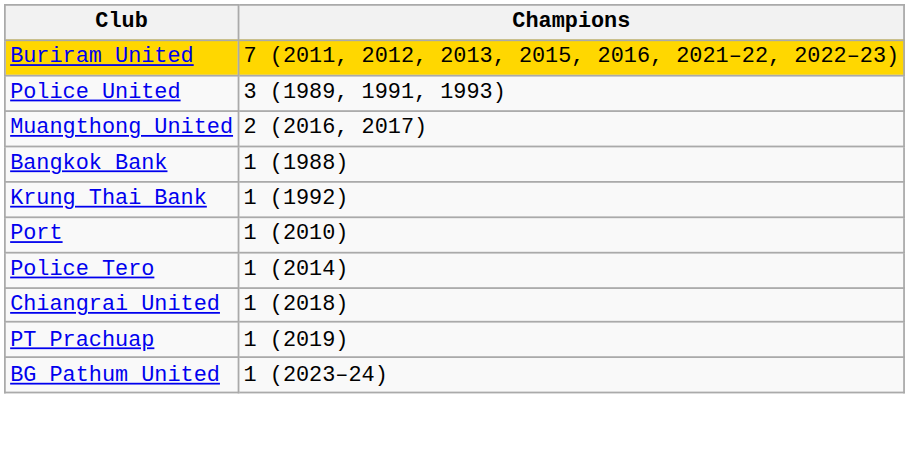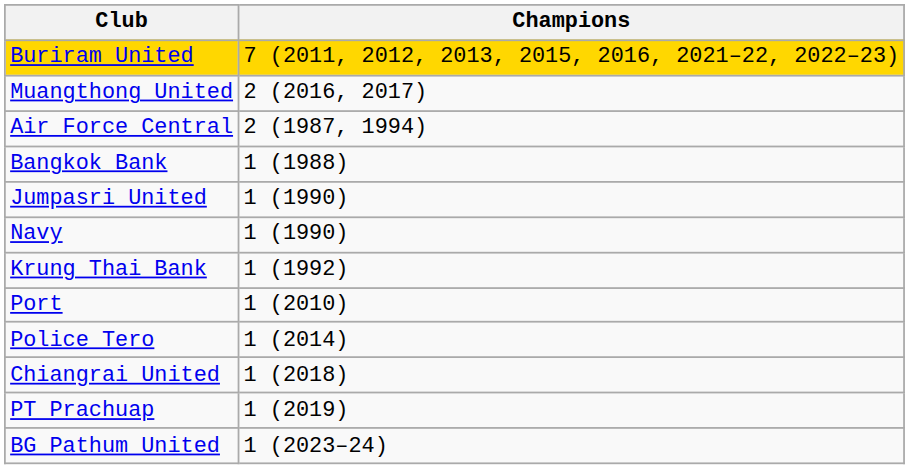- row: (95, 93)
+ row: (122, 129)
+ row: (108, 199)
+ row: (36, 235)
